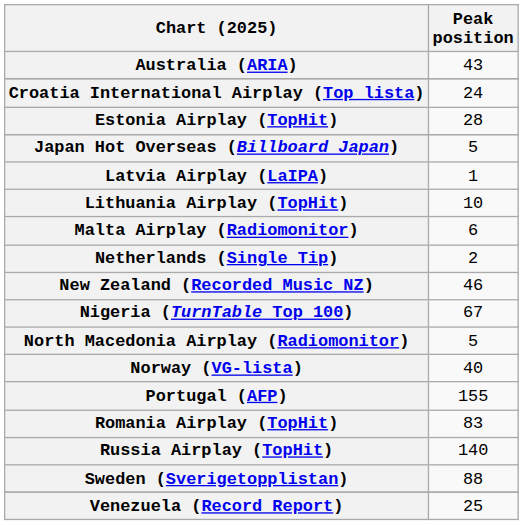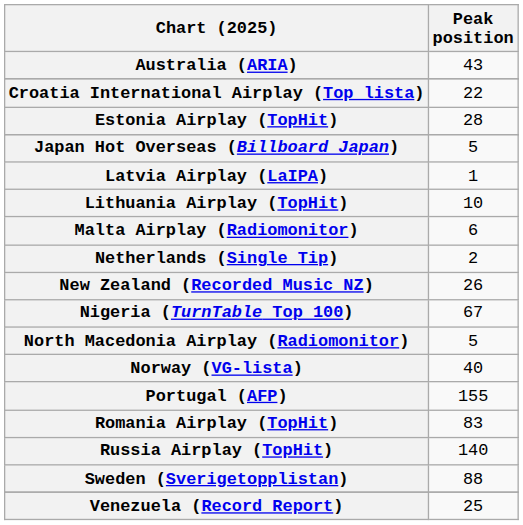(473, 93) 24 -> (473, 93) 22
(473, 286) 46 -> (473, 286) 26
